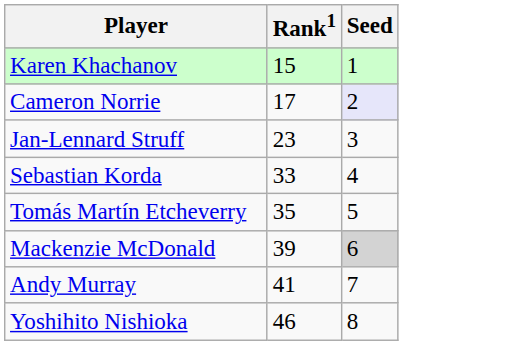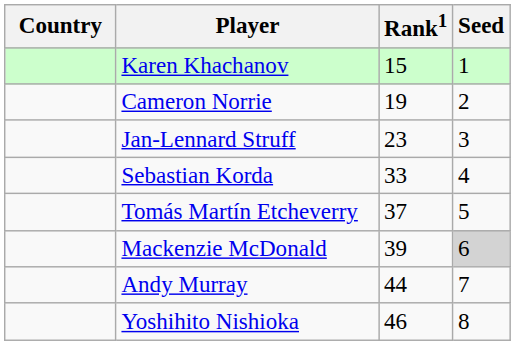+ column: (60, 25)
(284, 102) 17 -> (396, 102) 19
(352, 102) lavender background -> (464, 102) no background
(284, 211) 35 -> (396, 211) 37
(284, 284) 41 -> (396, 284) 44
